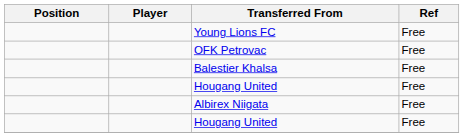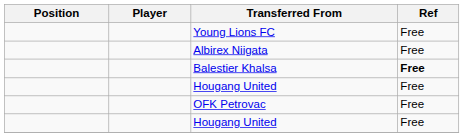rows swapped: (57, 105) <-> (57, 50)
(413, 68) normal -> (413, 68) bold
